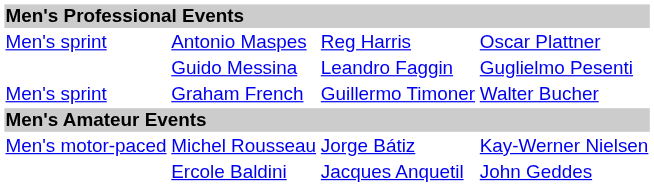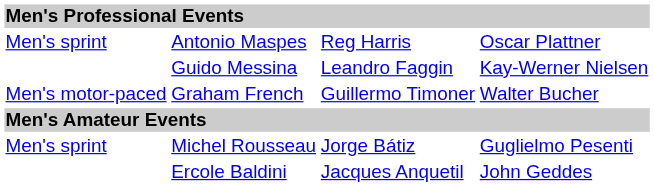(556, 67) Guglielmo Pesenti -> (564, 67) Kay-Werner Nielsen
(56, 93) Men's sprint -> (86, 93) Men's motor-paced
(86, 145) Men's motor-paced -> (56, 145) Men's sprint
(564, 145) Kay-Werner Nielsen -> (556, 145) Guglielmo Pesenti
